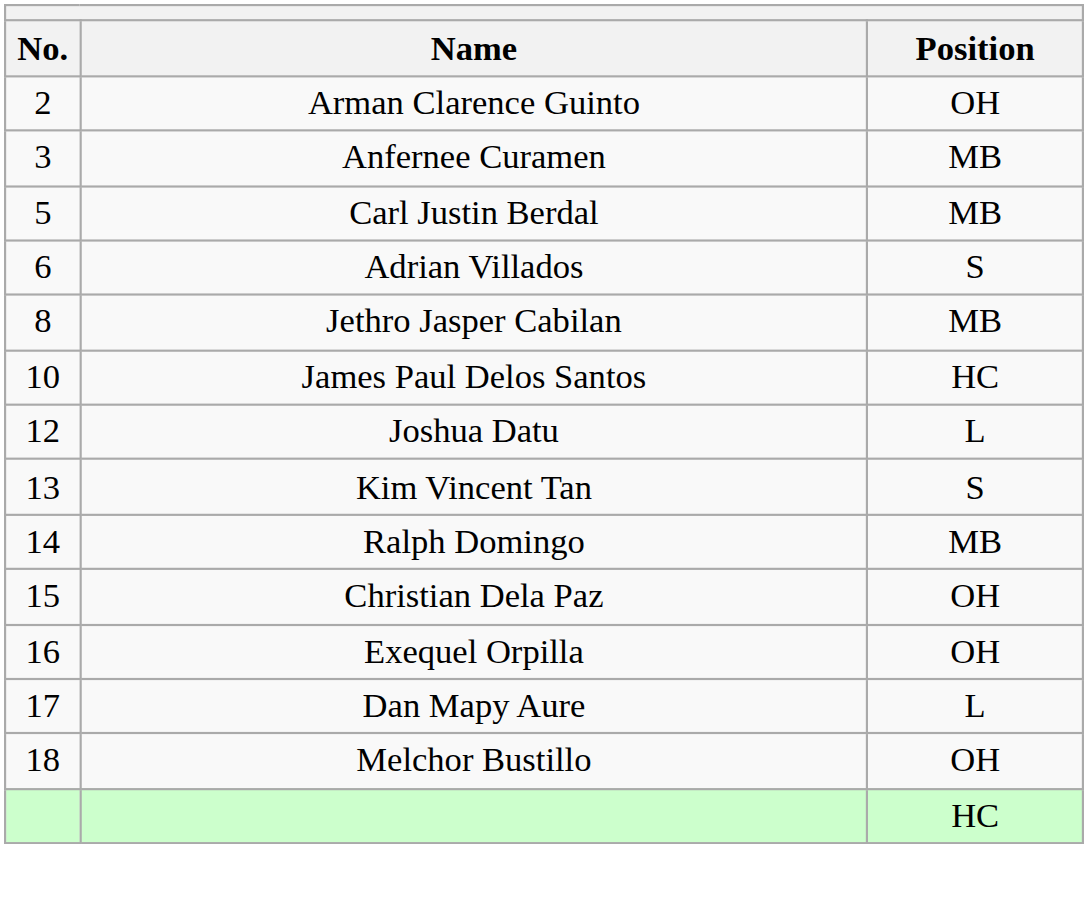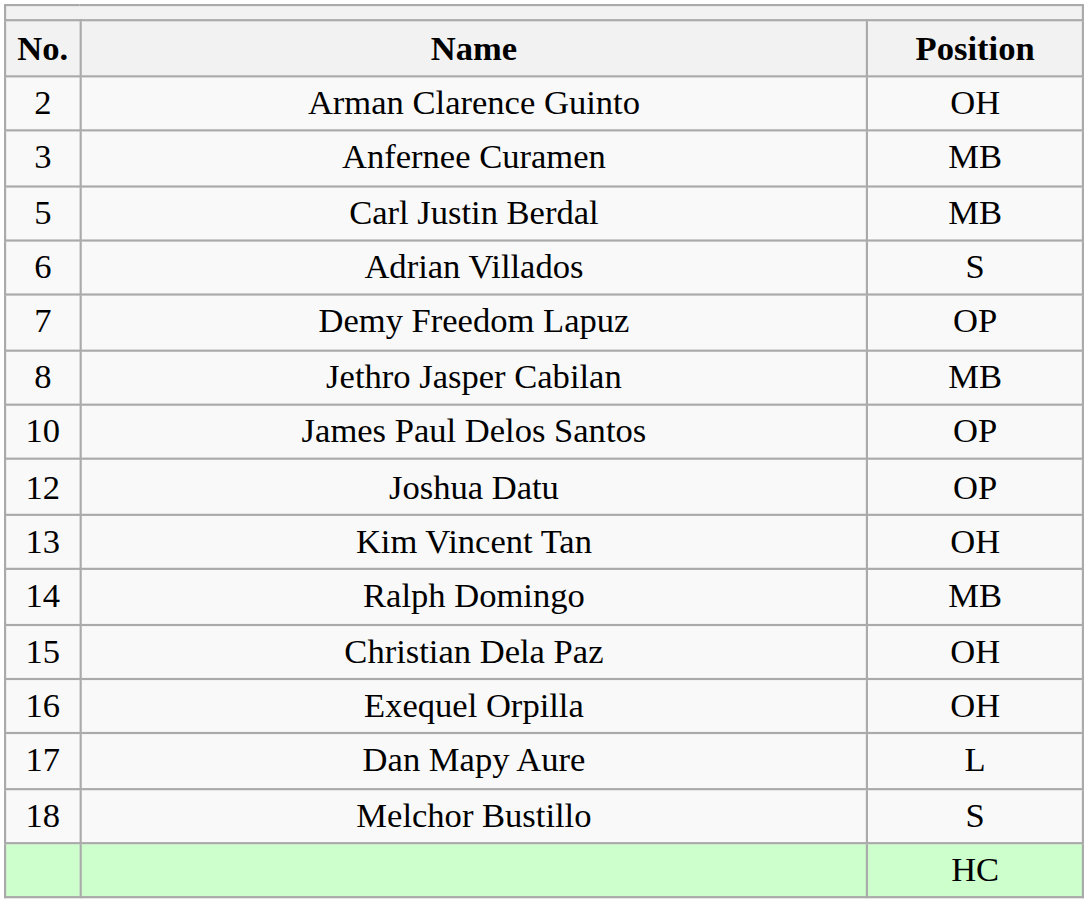+ row: (474, 321)
(975, 376) HC -> (975, 431) OP
(975, 431) L -> (975, 486) OP
(975, 486) S -> (975, 541) OH
(975, 760) OH -> (975, 815) S
